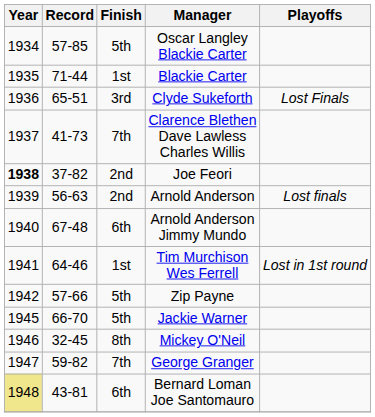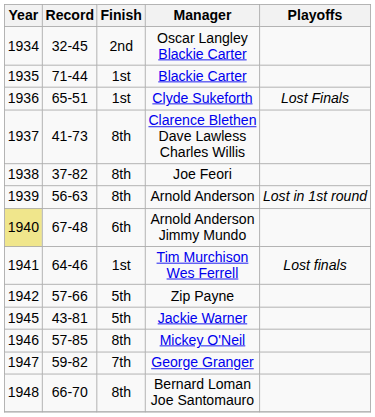(70, 45) 57-85 -> (70, 45) 32-45
(121, 45) 5th -> (121, 45) 2nd
(121, 98) 3rd -> (121, 98) 1st
(121, 136) 7th -> (121, 136) 8th
(23, 174) bold -> (23, 174) normal
(121, 174) 2nd -> (121, 174) 8th
(121, 197) 2nd -> (121, 197) 8th
(315, 197) Lost finals -> (315, 197) Lost in 1st round
(23, 227) no background -> (23, 227) khaki background
(315, 265) Lost in 1st round -> (315, 265) Lost finals
(70, 318) 66-70 -> (70, 318) 43-81
(70, 340) 32-45 -> (70, 340) 57-85
(23, 393) khaki background -> (23, 393) no background
(70, 393) 43-81 -> (70, 393) 66-70
(121, 393) 6th -> (121, 393) 8th
